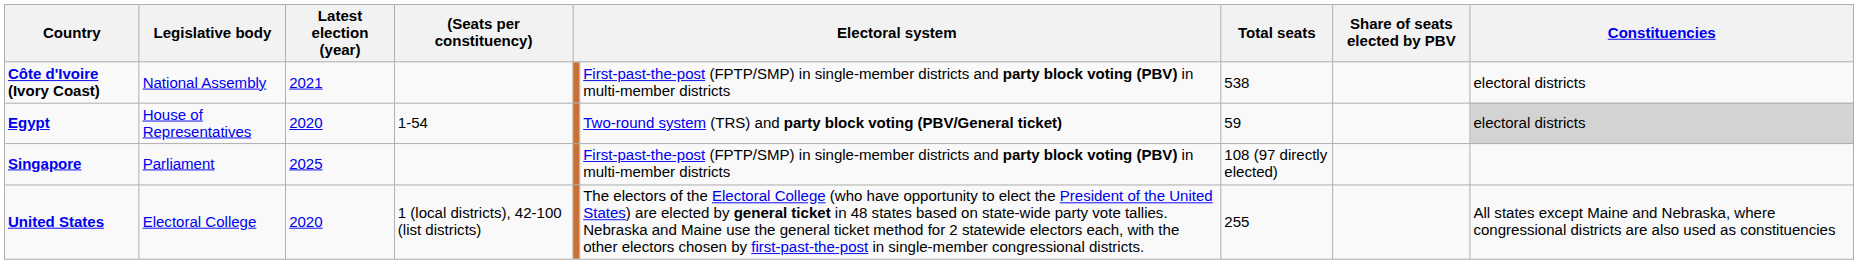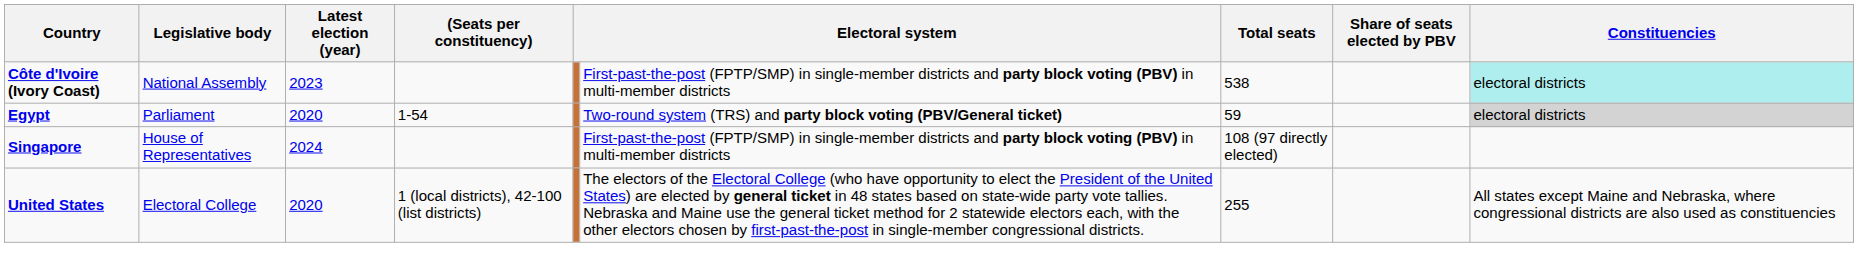(306, 82) 2021 -> (306, 82) 2023
(1529, 82) no background -> (1529, 82) paleturquoise background
(197, 123) House of Representatives -> (179, 114) Parliament
(179, 164) Parliament -> (197, 147) House of Representatives
(306, 164) 2025 -> (306, 147) 2024
